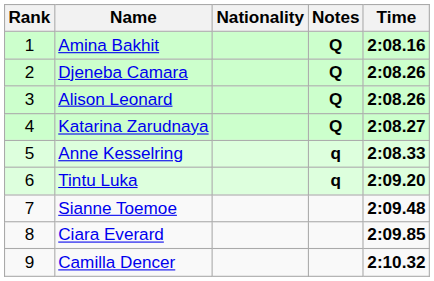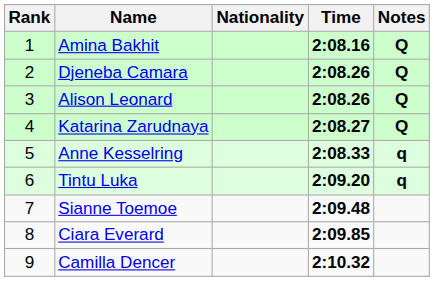columns swapped: (396, 18) <-> (336, 18)
